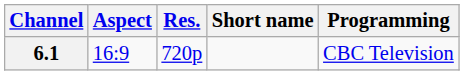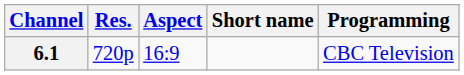columns swapped: (182, 20) <-> (122, 20)
